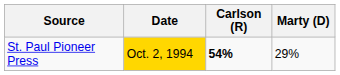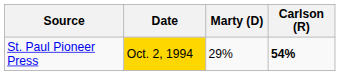columns swapped: (239, 20) <-> (303, 20)
